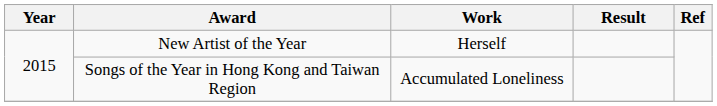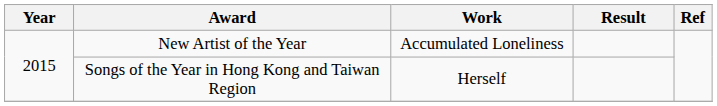(482, 43) Herself -> (482, 43) Accumulated Loneliness
(482, 79) Accumulated Loneliness -> (482, 79) Herself
